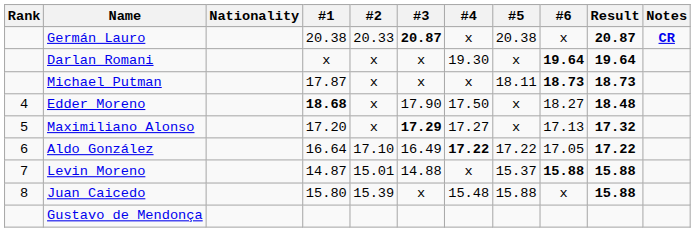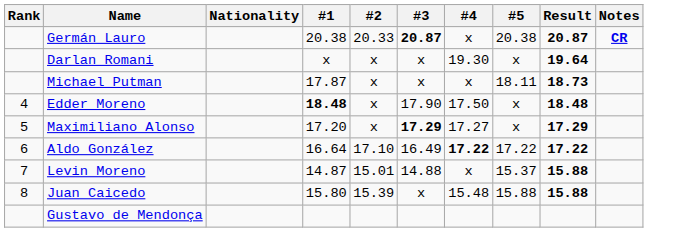- column: (564, 16)
(326, 105) 18.68 -> (326, 105) 18.48
(615, 127) 17.32 -> (568, 127) 17.29
